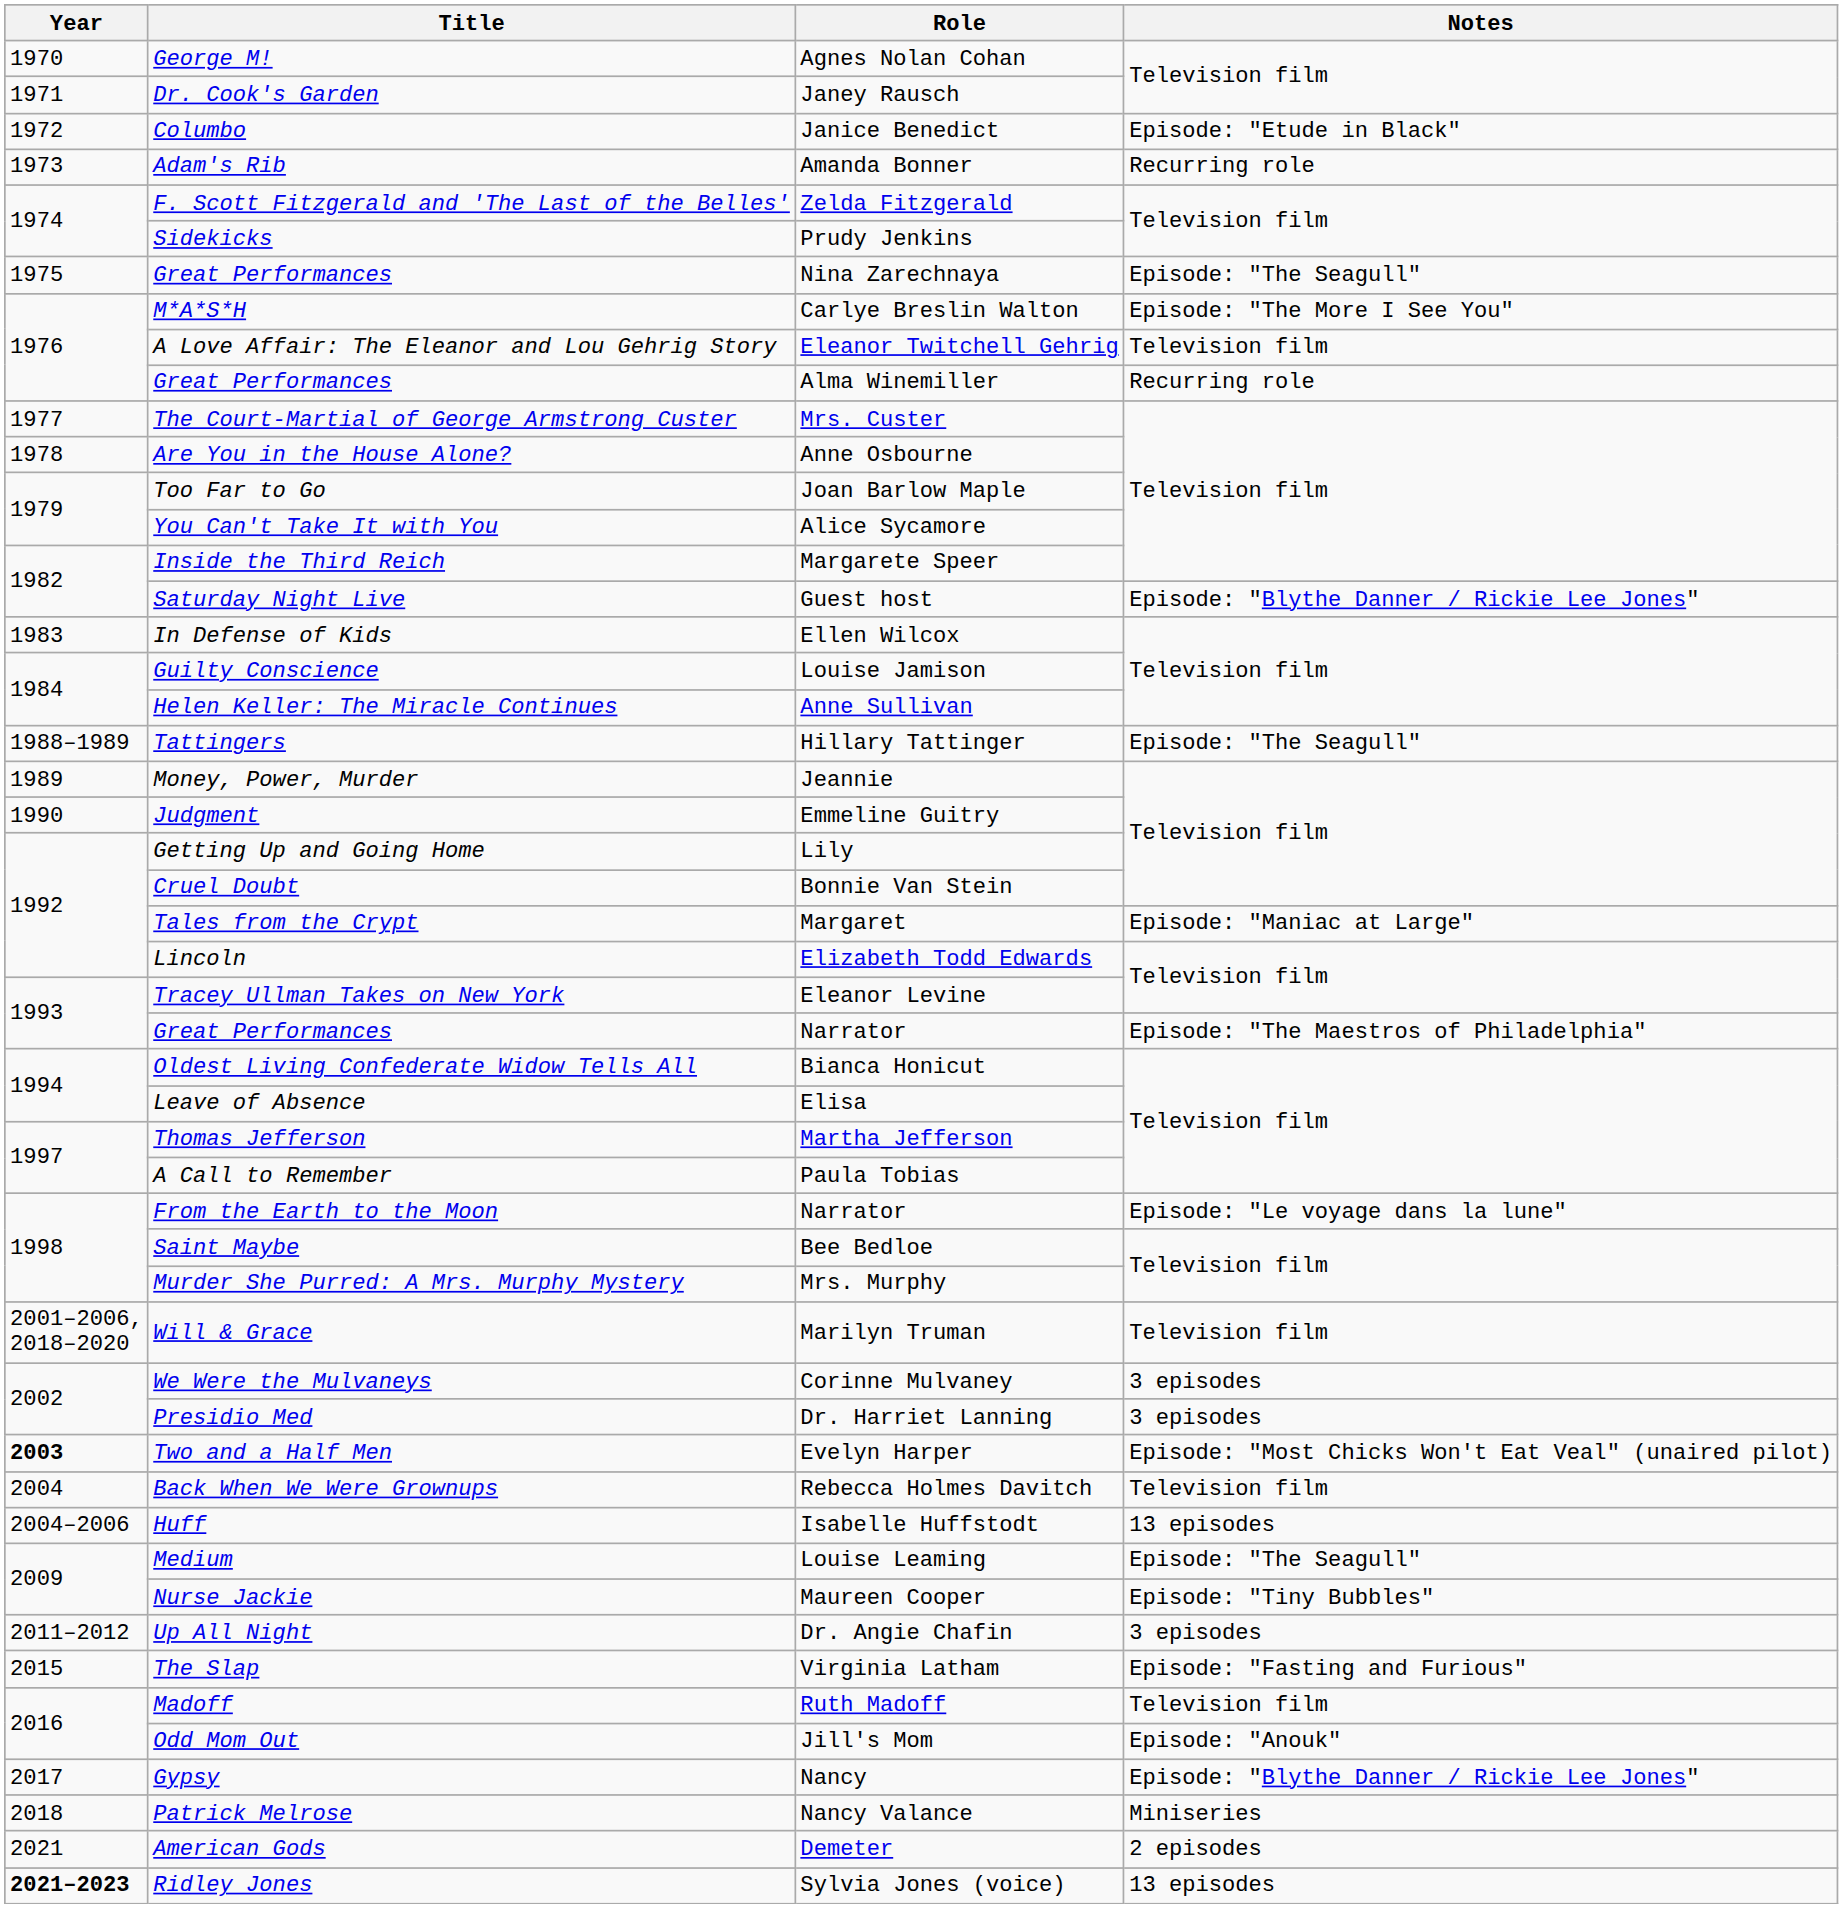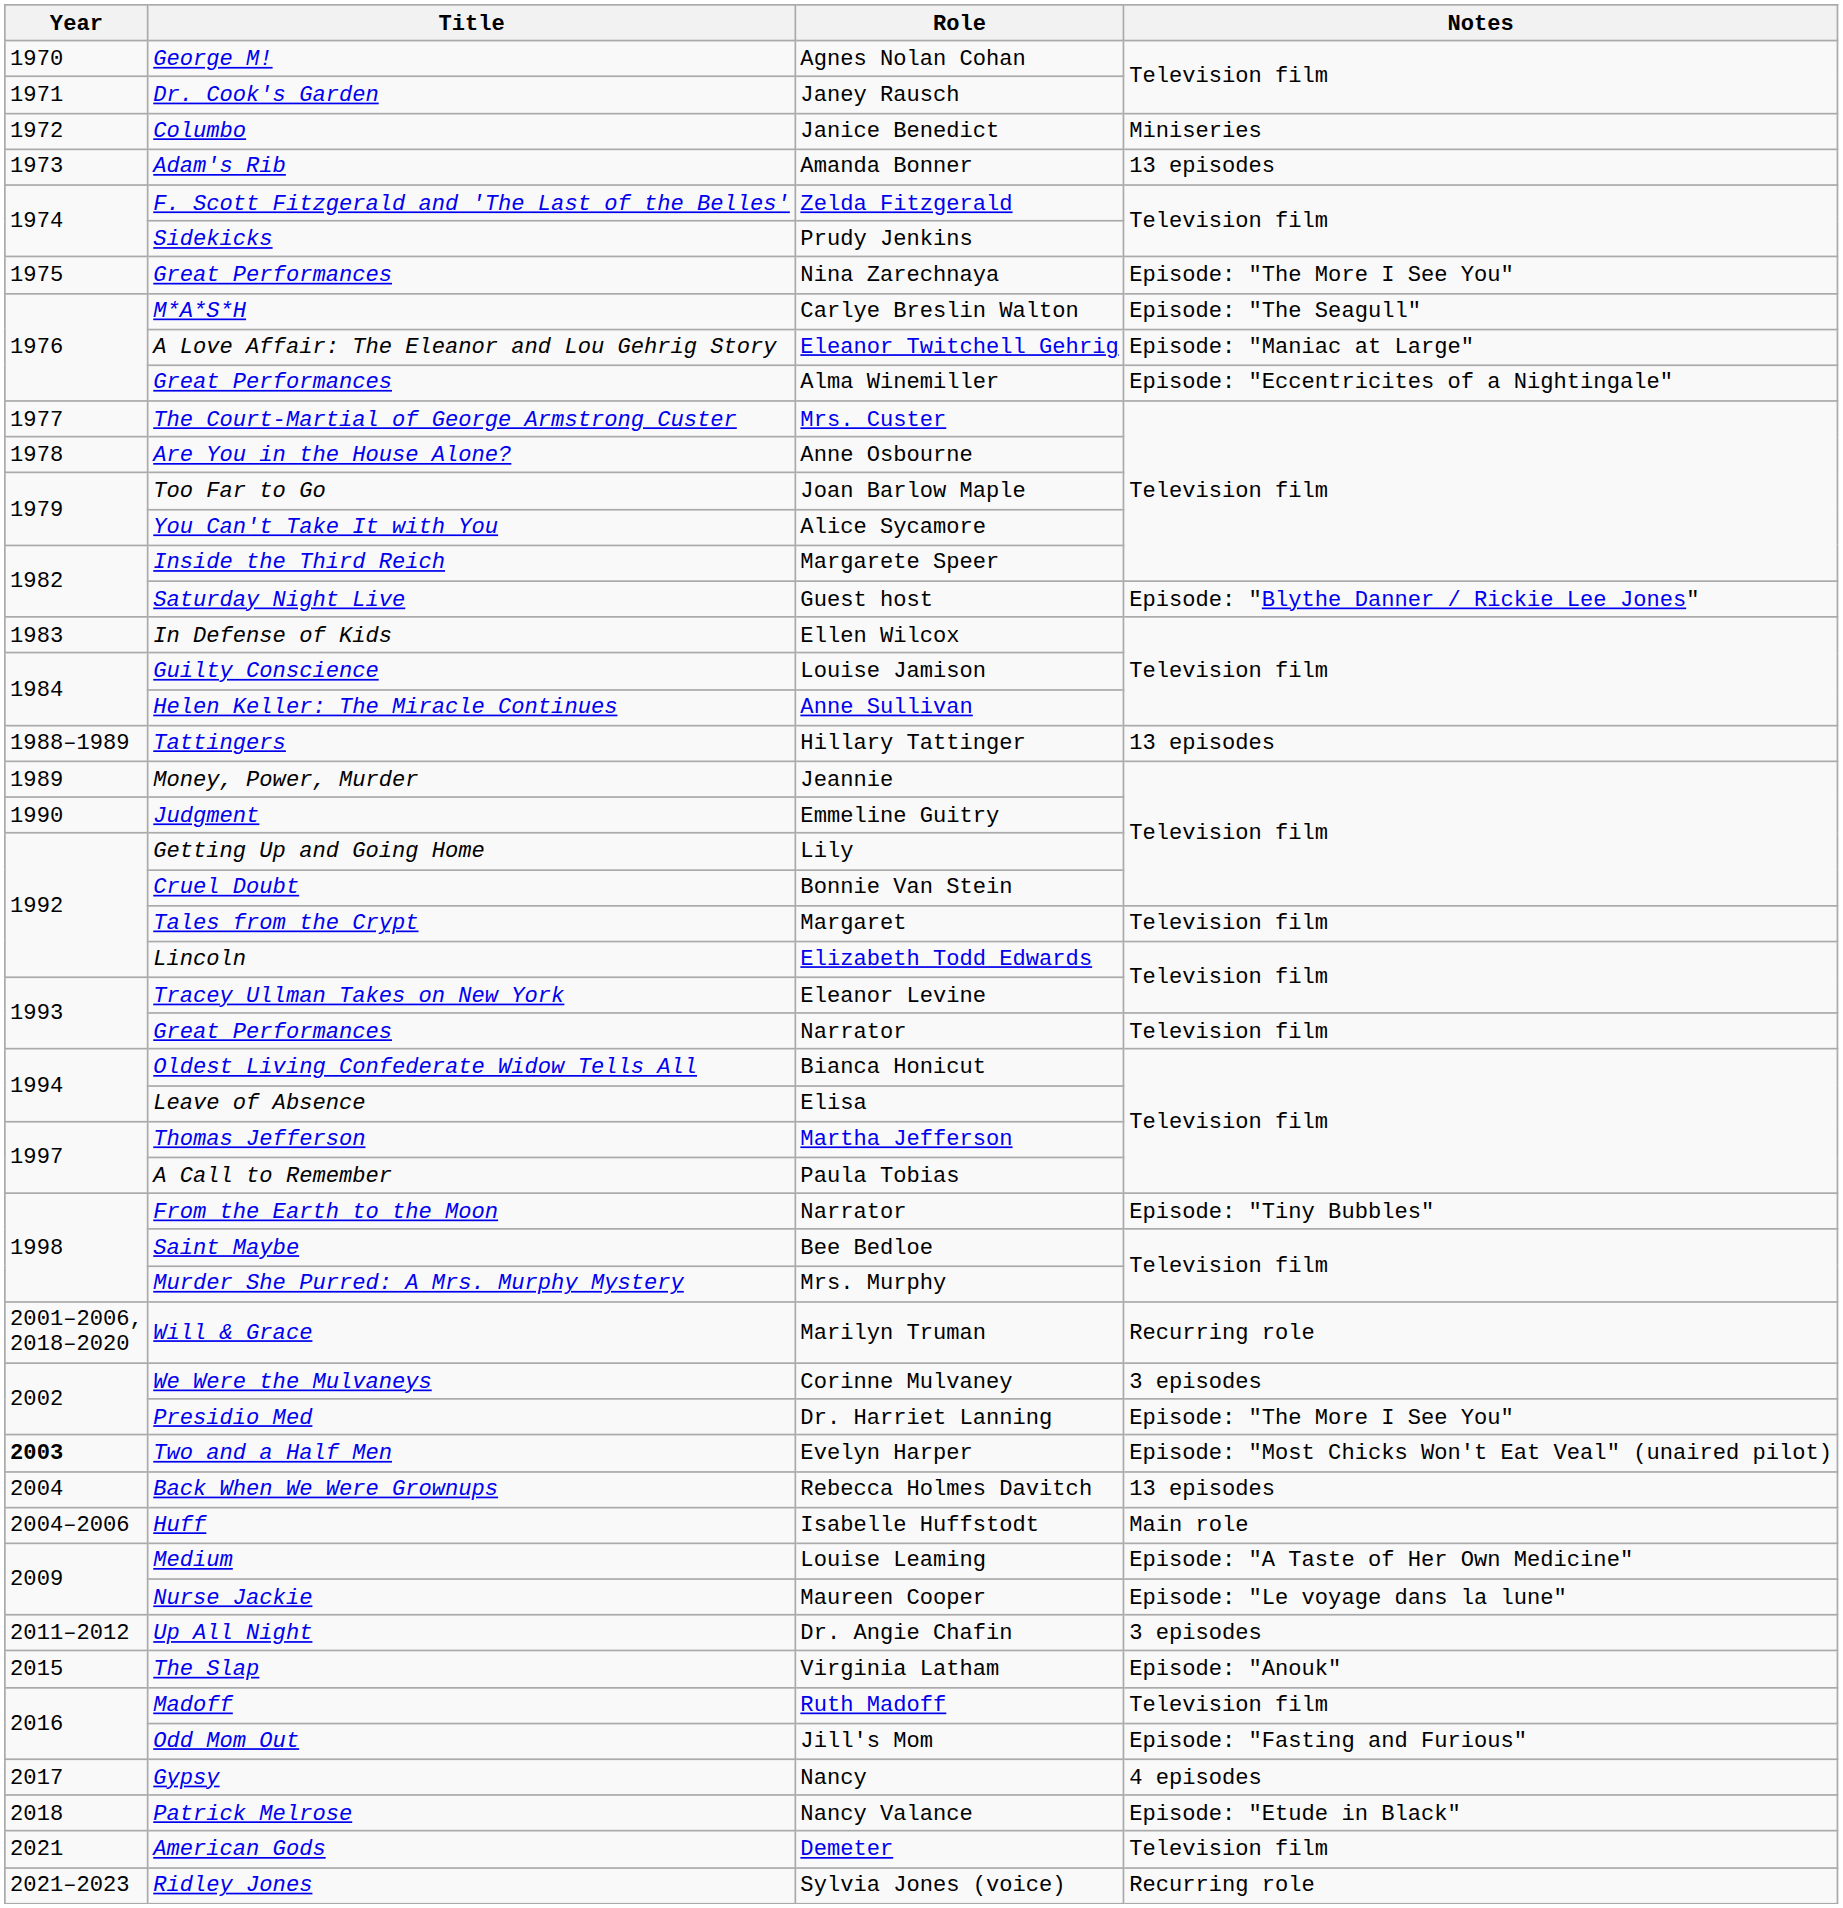(1295, 131) Episode: "Etude in Black" -> (1196, 131) Miniseries
(1222, 167) Recurring role -> (1202, 167) 13 episodes
(1275, 275) Episode: "The Seagull" -> (1322, 275) Episode: "The More I See You"
(1322, 311) Episode: "The More I See You" -> (1275, 311) Episode: "The Seagull"
(1229, 347) Television film -> (1302, 347) Episode: "Maniac at Large"
(1222, 383) Recurring role -> (1401, 383) Episode: "Eccentricites of a Nightingale"
(1275, 743) Episode: "The Seagull" -> (1202, 743) 13 episodes
(1302, 923) Episode: "Maniac at Large" -> (1229, 923) Television film
(1388, 1031) Episode: "The Maestros of Philadelphia" -> (1229, 1031) Television film
(1348, 1211) Episode: "Le voyage dans la lune" -> (1282, 1211) Episode: "Tiny Bubbles"
(1229, 1332) Television film -> (1222, 1332) Recurring role
(1196, 1417) 3 episodes -> (1322, 1417) Episode: "The More I See You"
(1229, 1489) Television film -> (1202, 1489) 13 episodes
(1202, 1525) 13 episodes -> (1189, 1525) Main role
(1275, 1561) Episode: "The Seagull" -> (1381, 1561) Episode: "A Taste of Her Own Medicine"
(1282, 1597) Episode: "Tiny Bubbles" -> (1348, 1597) Episode: "Le voyage dans la lune"
(1328, 1669) Episode: "Fasting and Furious" -> (1235, 1669) Episode: "Anouk"
(1235, 1741) Episode: "Anouk" -> (1328, 1741) Episode: "Fasting and Furious"
(1414, 1777) Episode: "Blythe Danner / Rickie Lee Jones" -> (1196, 1777) 4 episodes
(1196, 1813) Miniseries -> (1295, 1813) Episode: "Etude in Black"
(1196, 1849) 2 episodes -> (1229, 1849) Television film
(70, 1885) bold -> (70, 1885) normal
(1202, 1885) 13 episodes -> (1222, 1885) Recurring role
